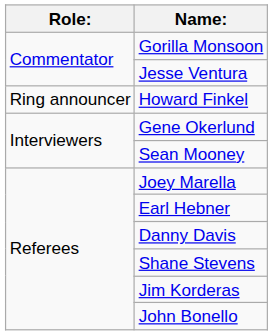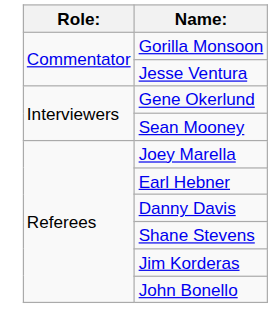- row: (193, 100)
